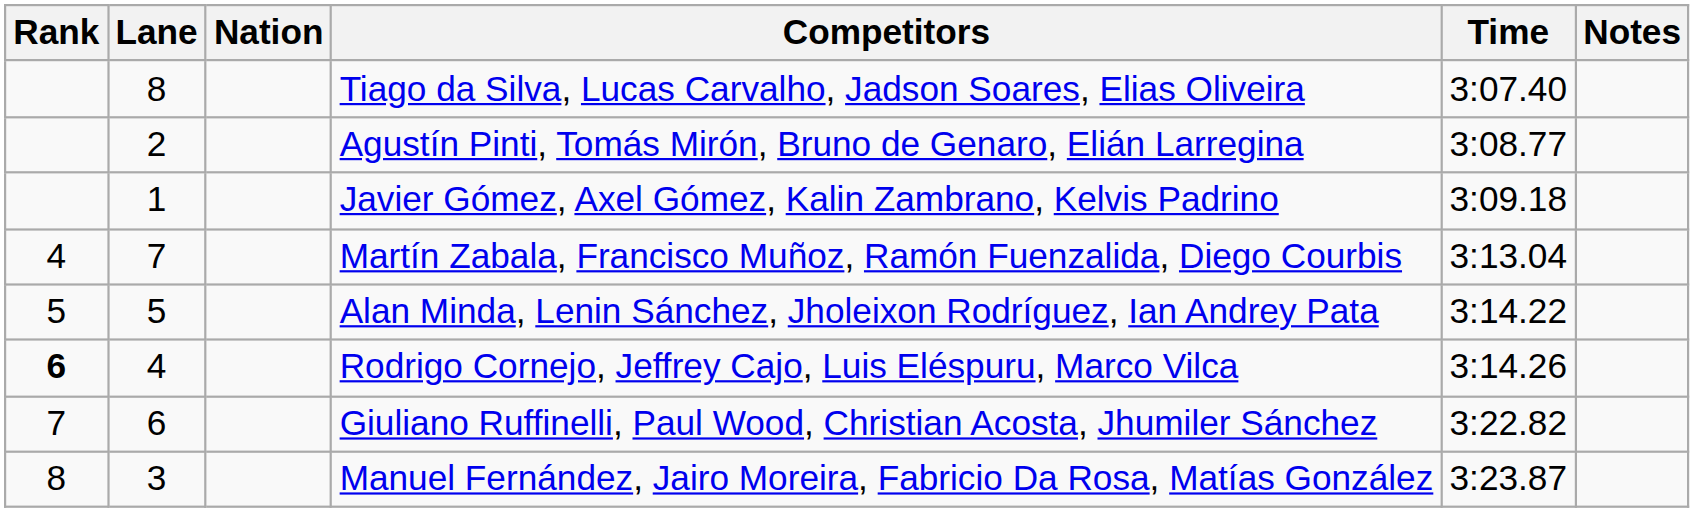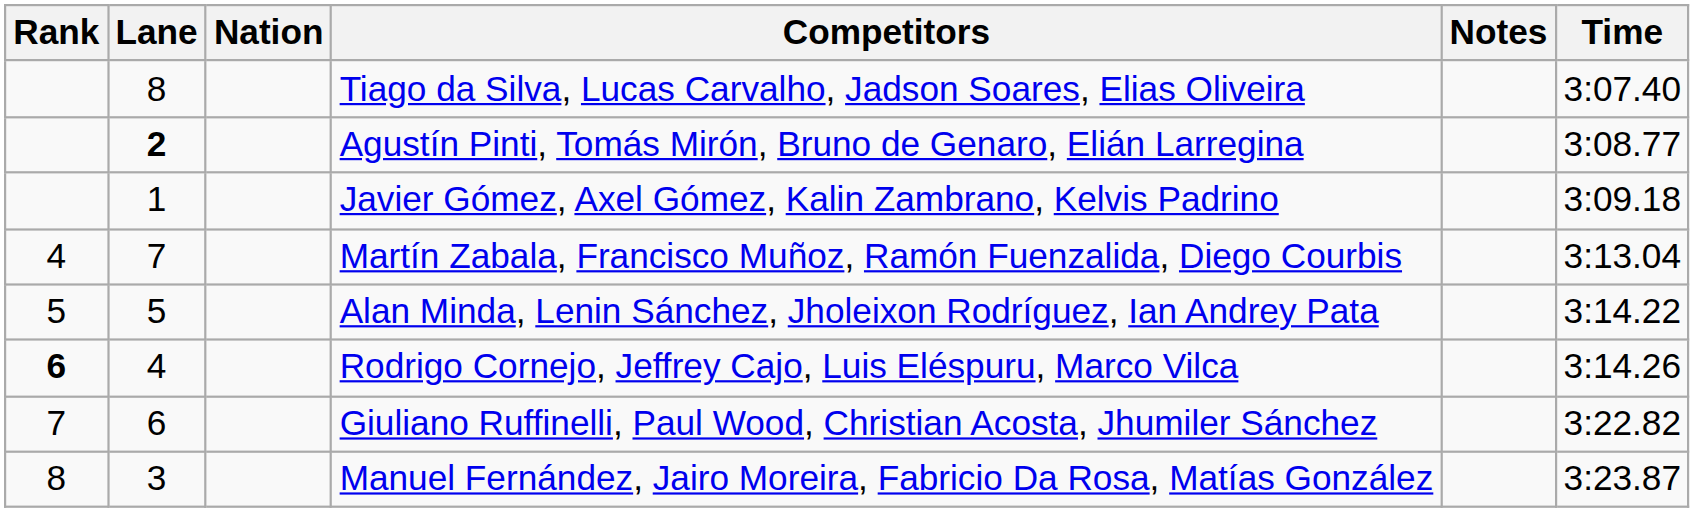columns swapped: (1508, 32) <-> (1632, 32)
(157, 144) normal -> (157, 144) bold
